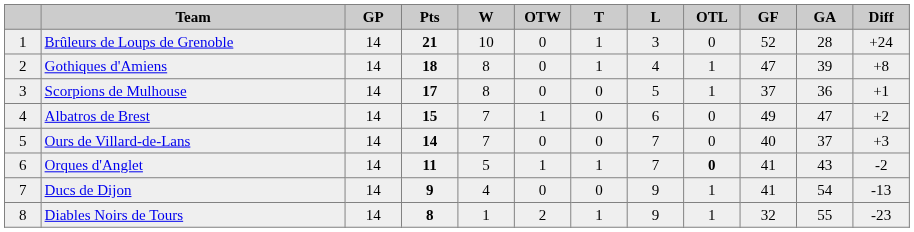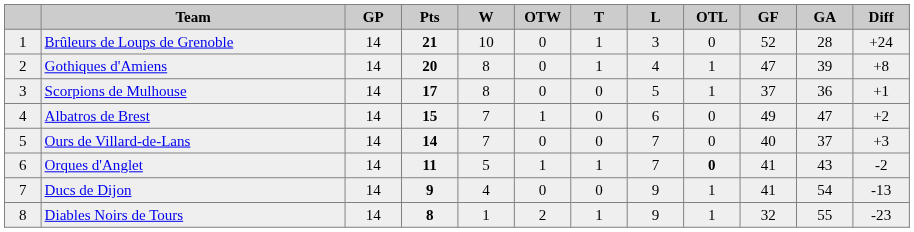(430, 66) 18 -> (430, 66) 20
